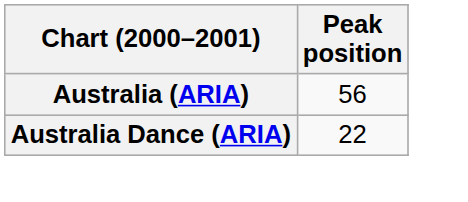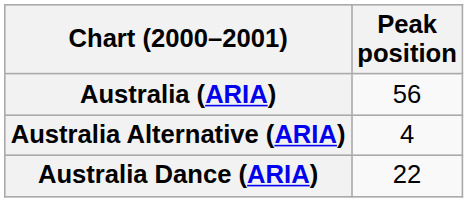+ row: (178, 134)
